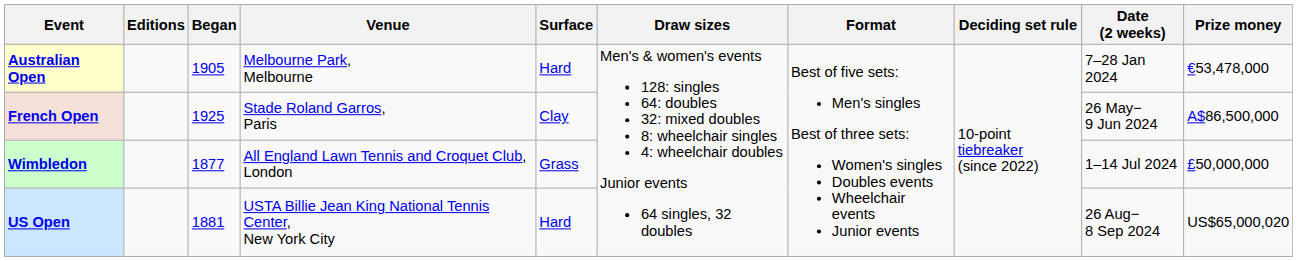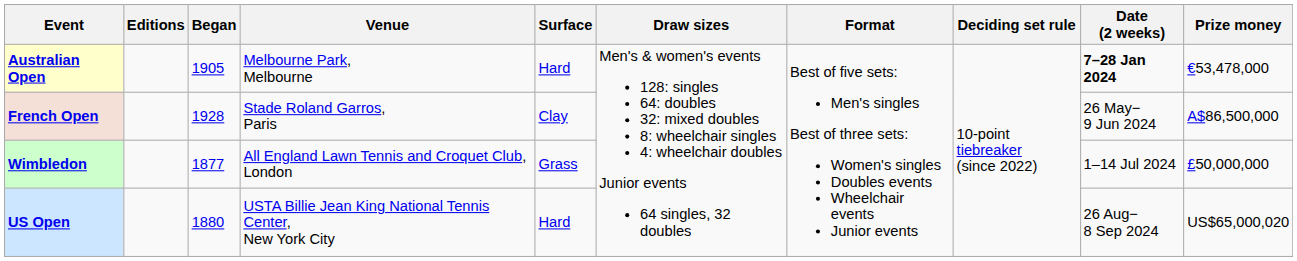(1115, 68) normal -> (1115, 68) bold
(208, 117) 1925 -> (208, 117) 1928
(208, 223) 1881 -> (208, 223) 1880
